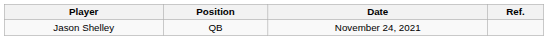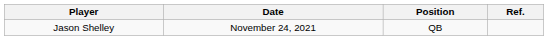columns swapped: (216, 12) <-> (378, 12)
